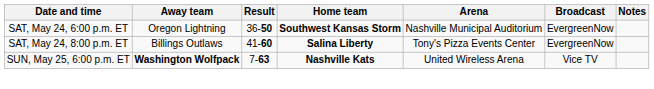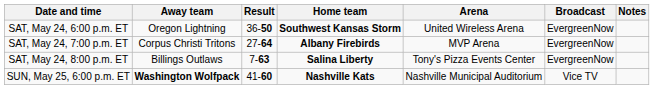(474, 28) Nashville Municipal Auditorium -> (474, 28) United Wireless Arena
+ row: (68, 44)
(259, 44) 41-60 -> (259, 60) 7-63
(259, 60) 7-63 -> (259, 76) 41-60
(474, 60) United Wireless Arena -> (474, 76) Nashville Municipal Auditorium
